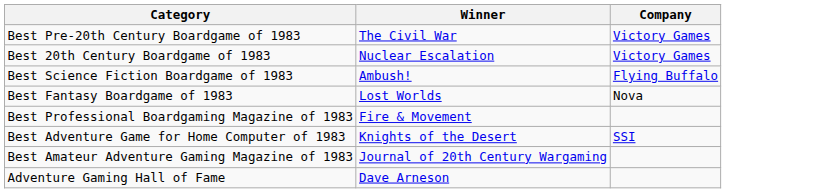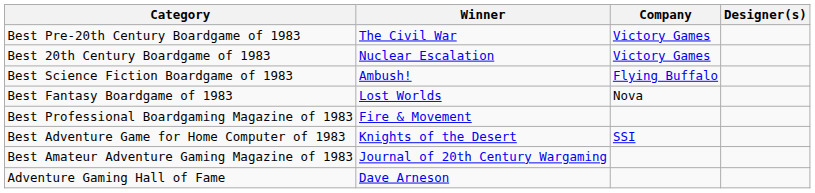+ column: (765, 15)
